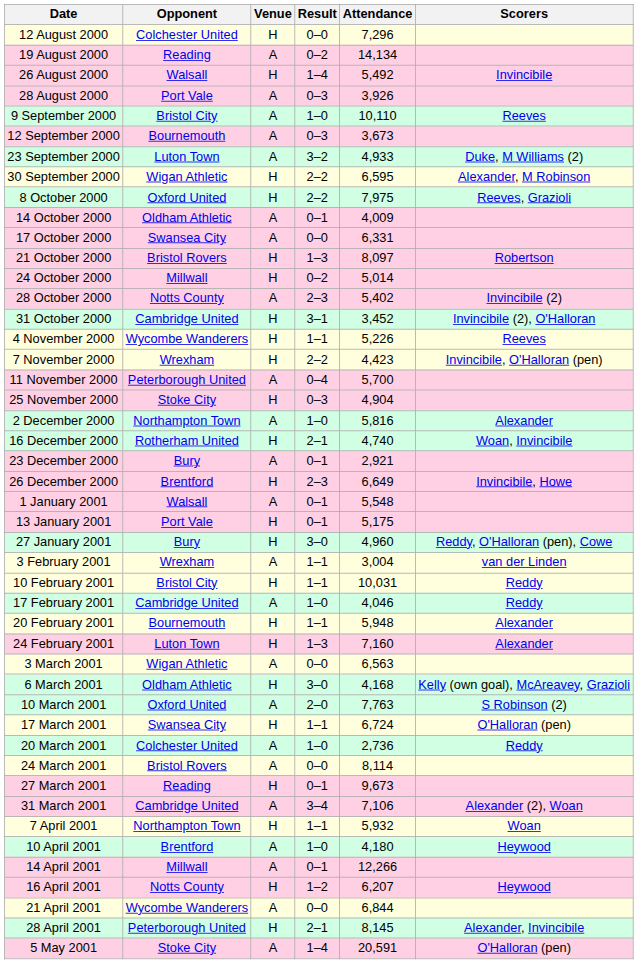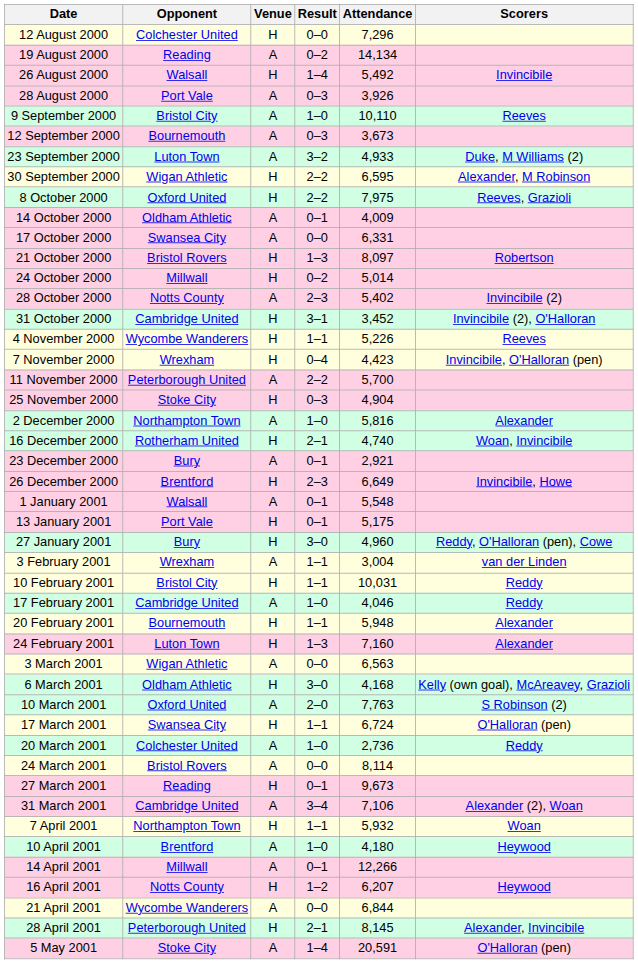(317, 359) 2–2 -> (317, 359) 0–4
(317, 380) 0–4 -> (317, 380) 2–2
